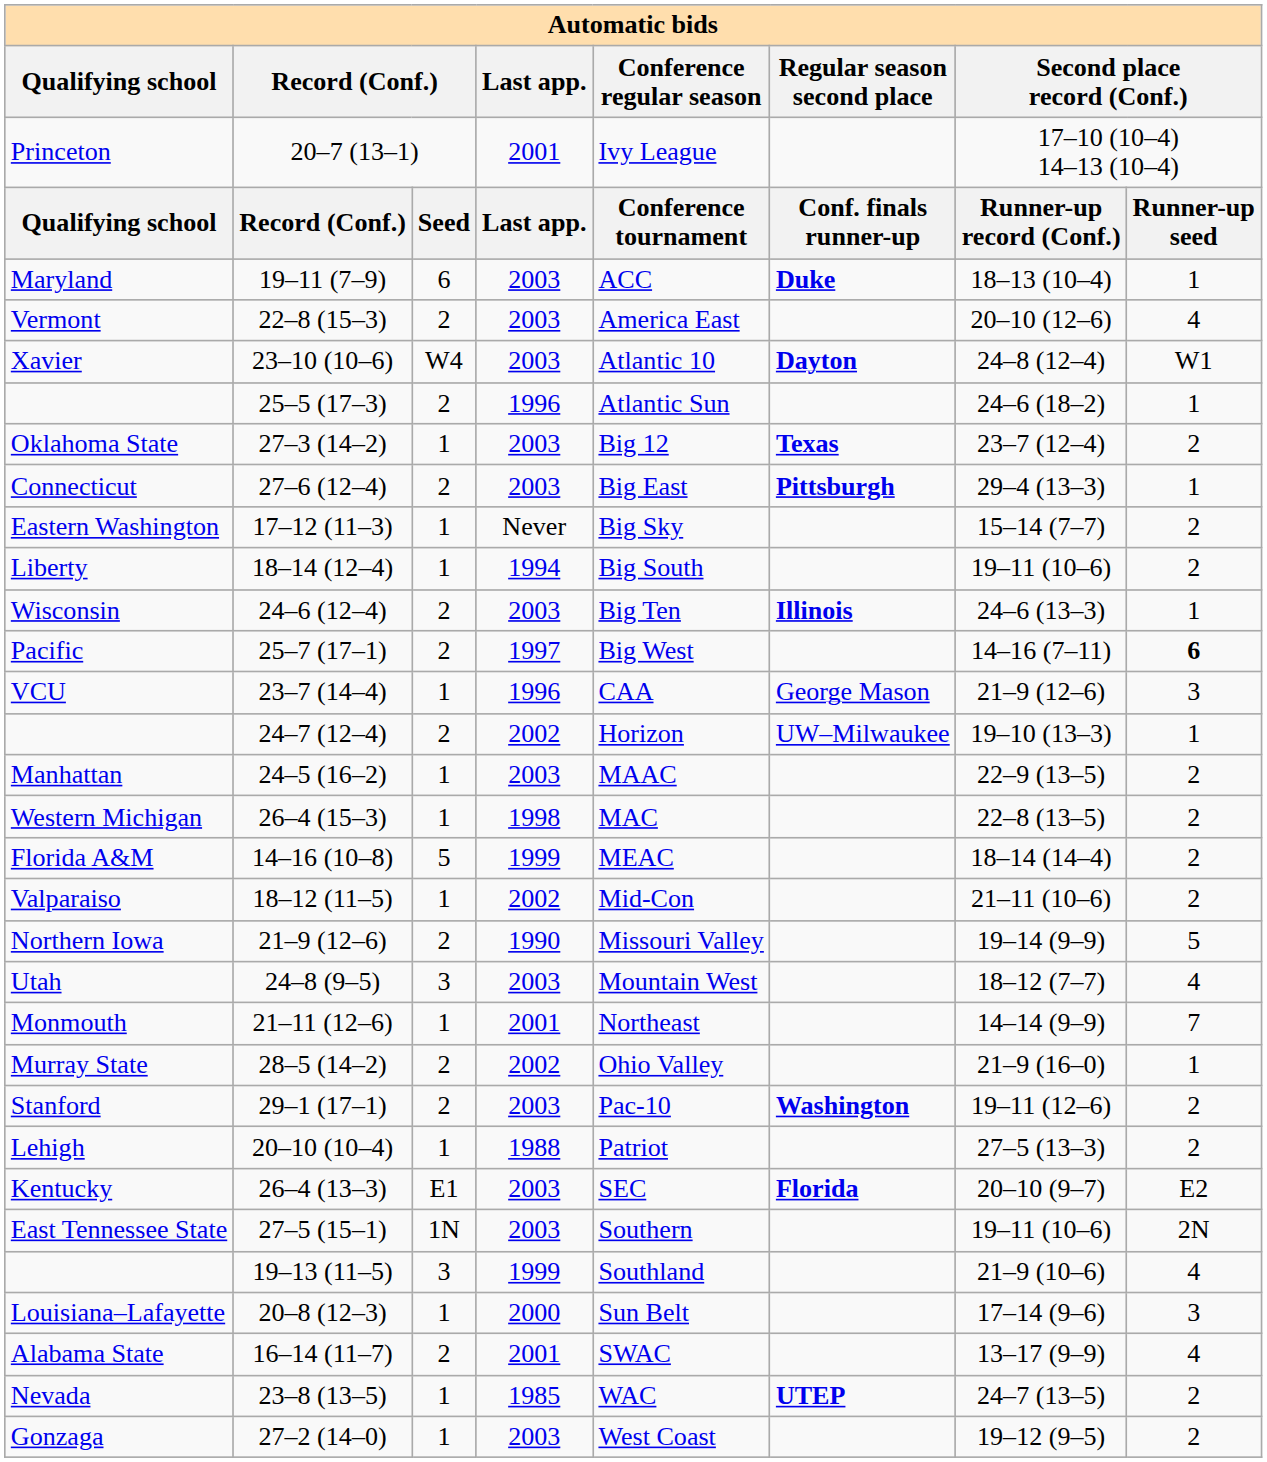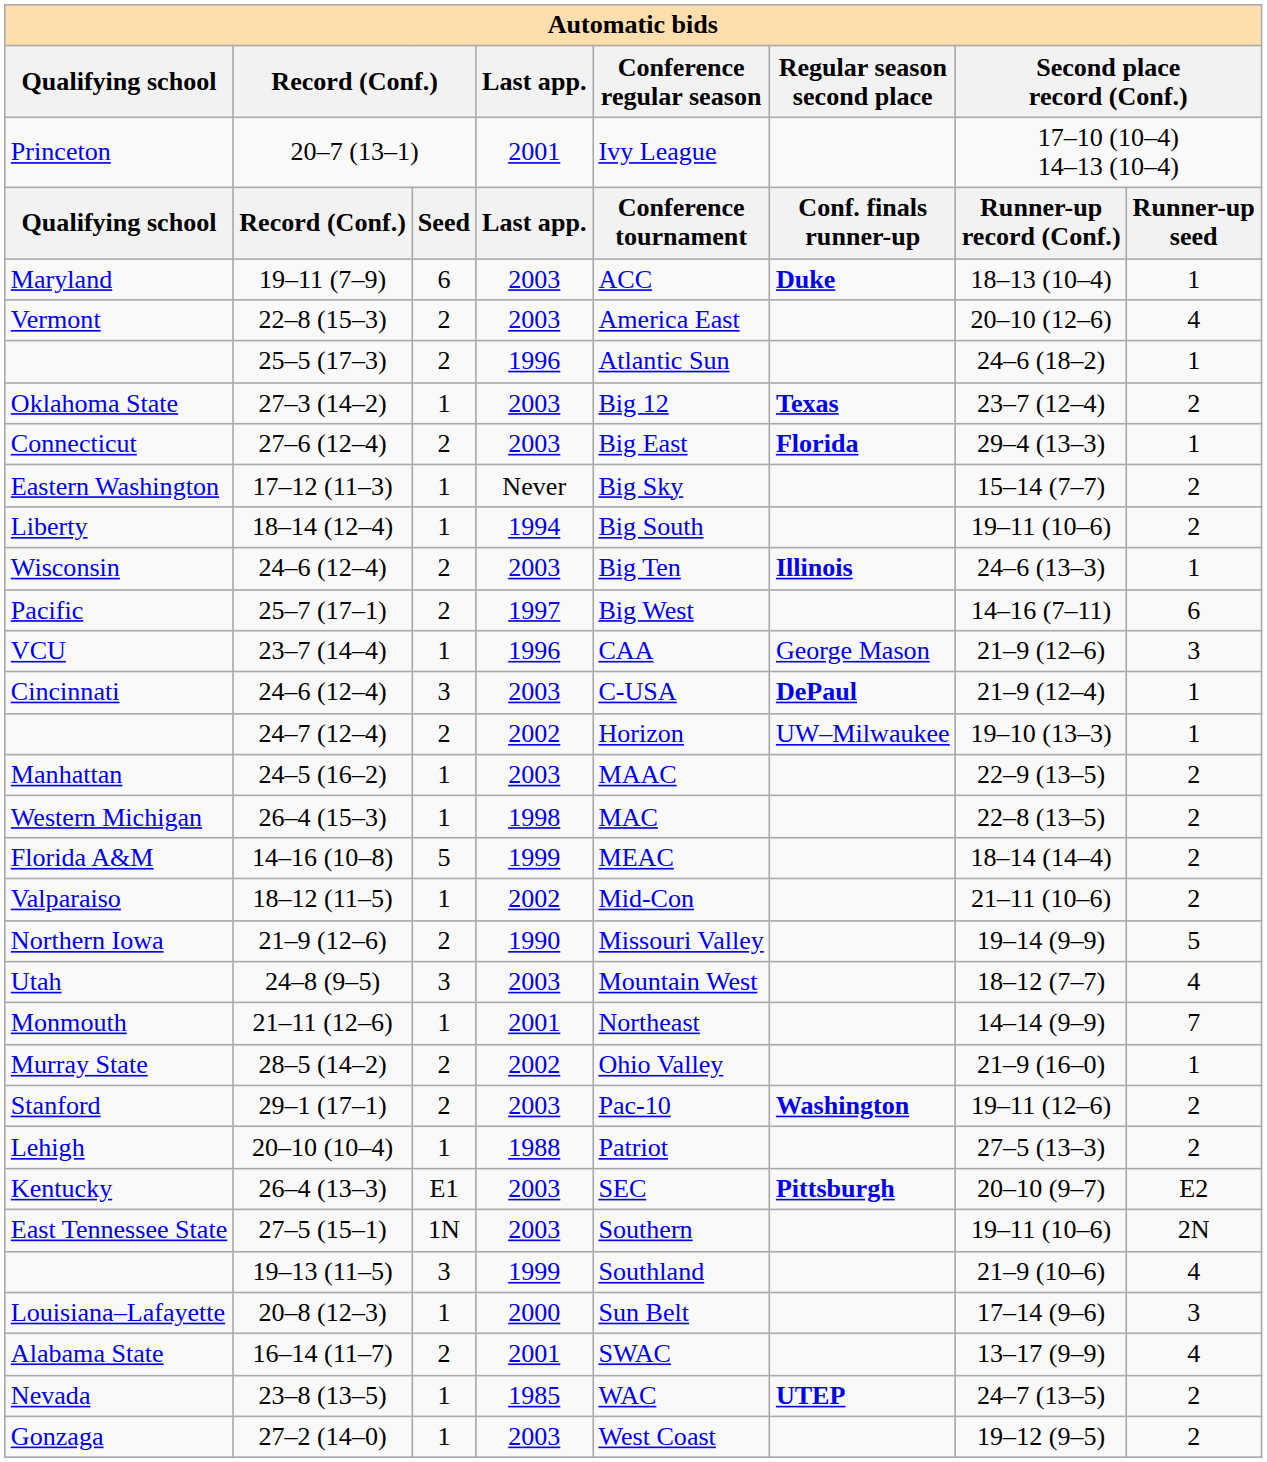- row: (46, 361)
(835, 485) Pittsburgh -> (817, 444) Florida
(1194, 650) bold -> (1194, 609) normal
+ row: (65, 692)
(817, 1188) Florida -> (835, 1188) Pittsburgh
